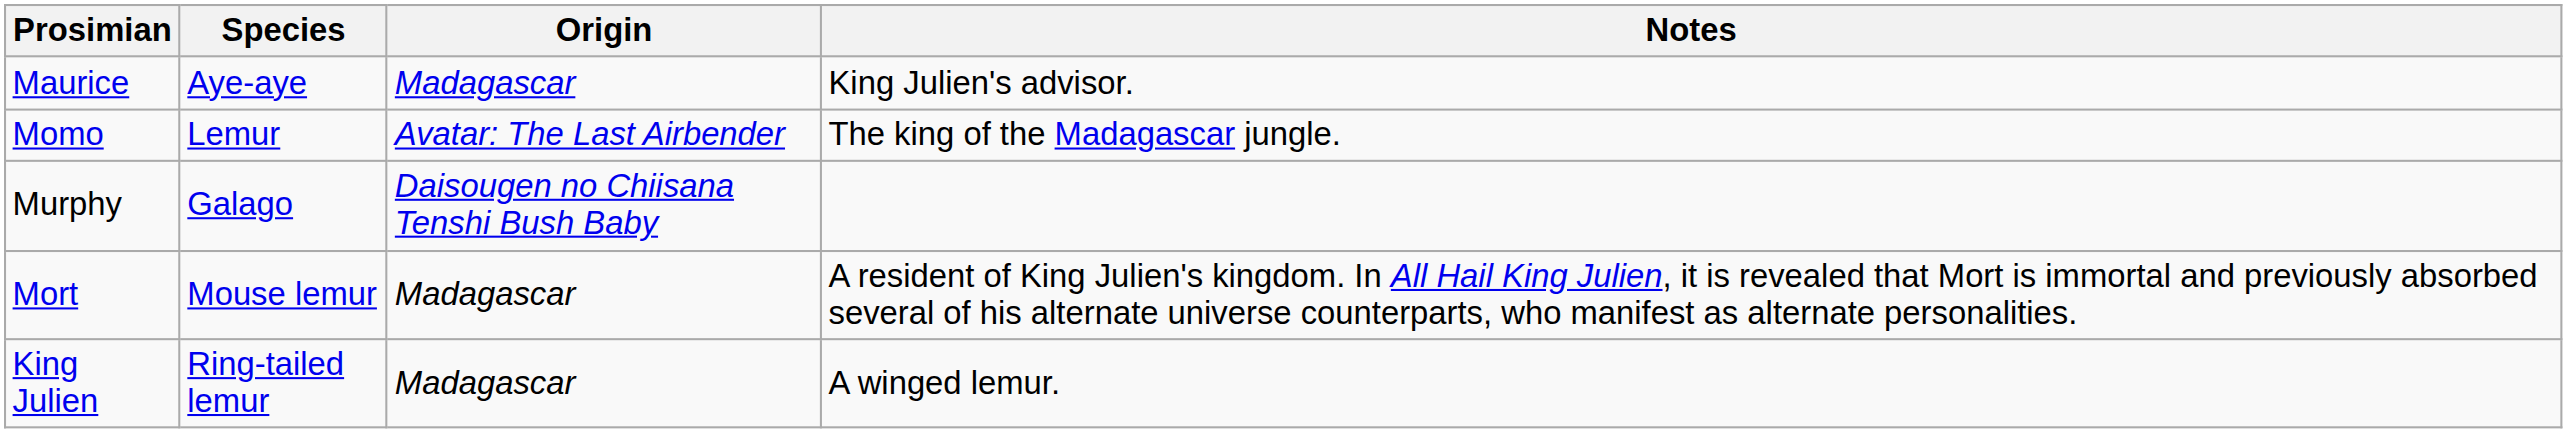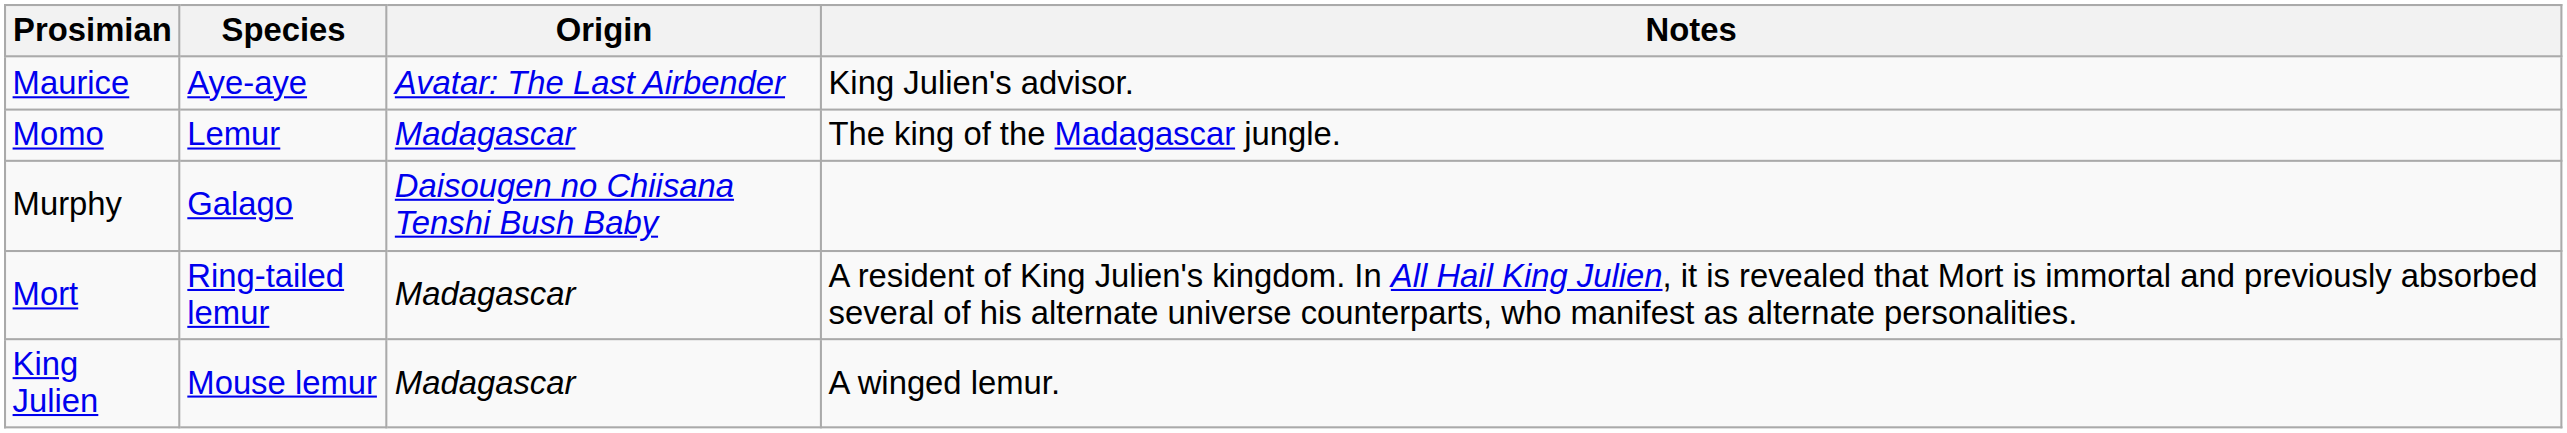(485, 82) Madagascar -> (590, 82) Avatar: The Last Airbender
(590, 134) Avatar: The Last Airbender -> (485, 134) Madagascar
(282, 293) Mouse lemur -> (266, 293) Ring-tailed lemur
(266, 382) Ring-tailed lemur -> (282, 382) Mouse lemur
